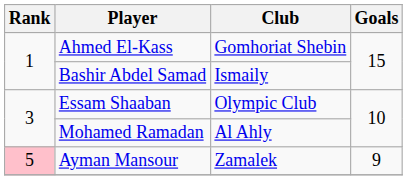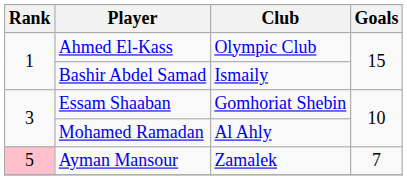(280, 47) Gomhoriat Shebin -> (265, 47) Olympic Club
(265, 103) Olympic Club -> (280, 103) Gomhoriat Shebin
(376, 160) 9 -> (376, 160) 7
